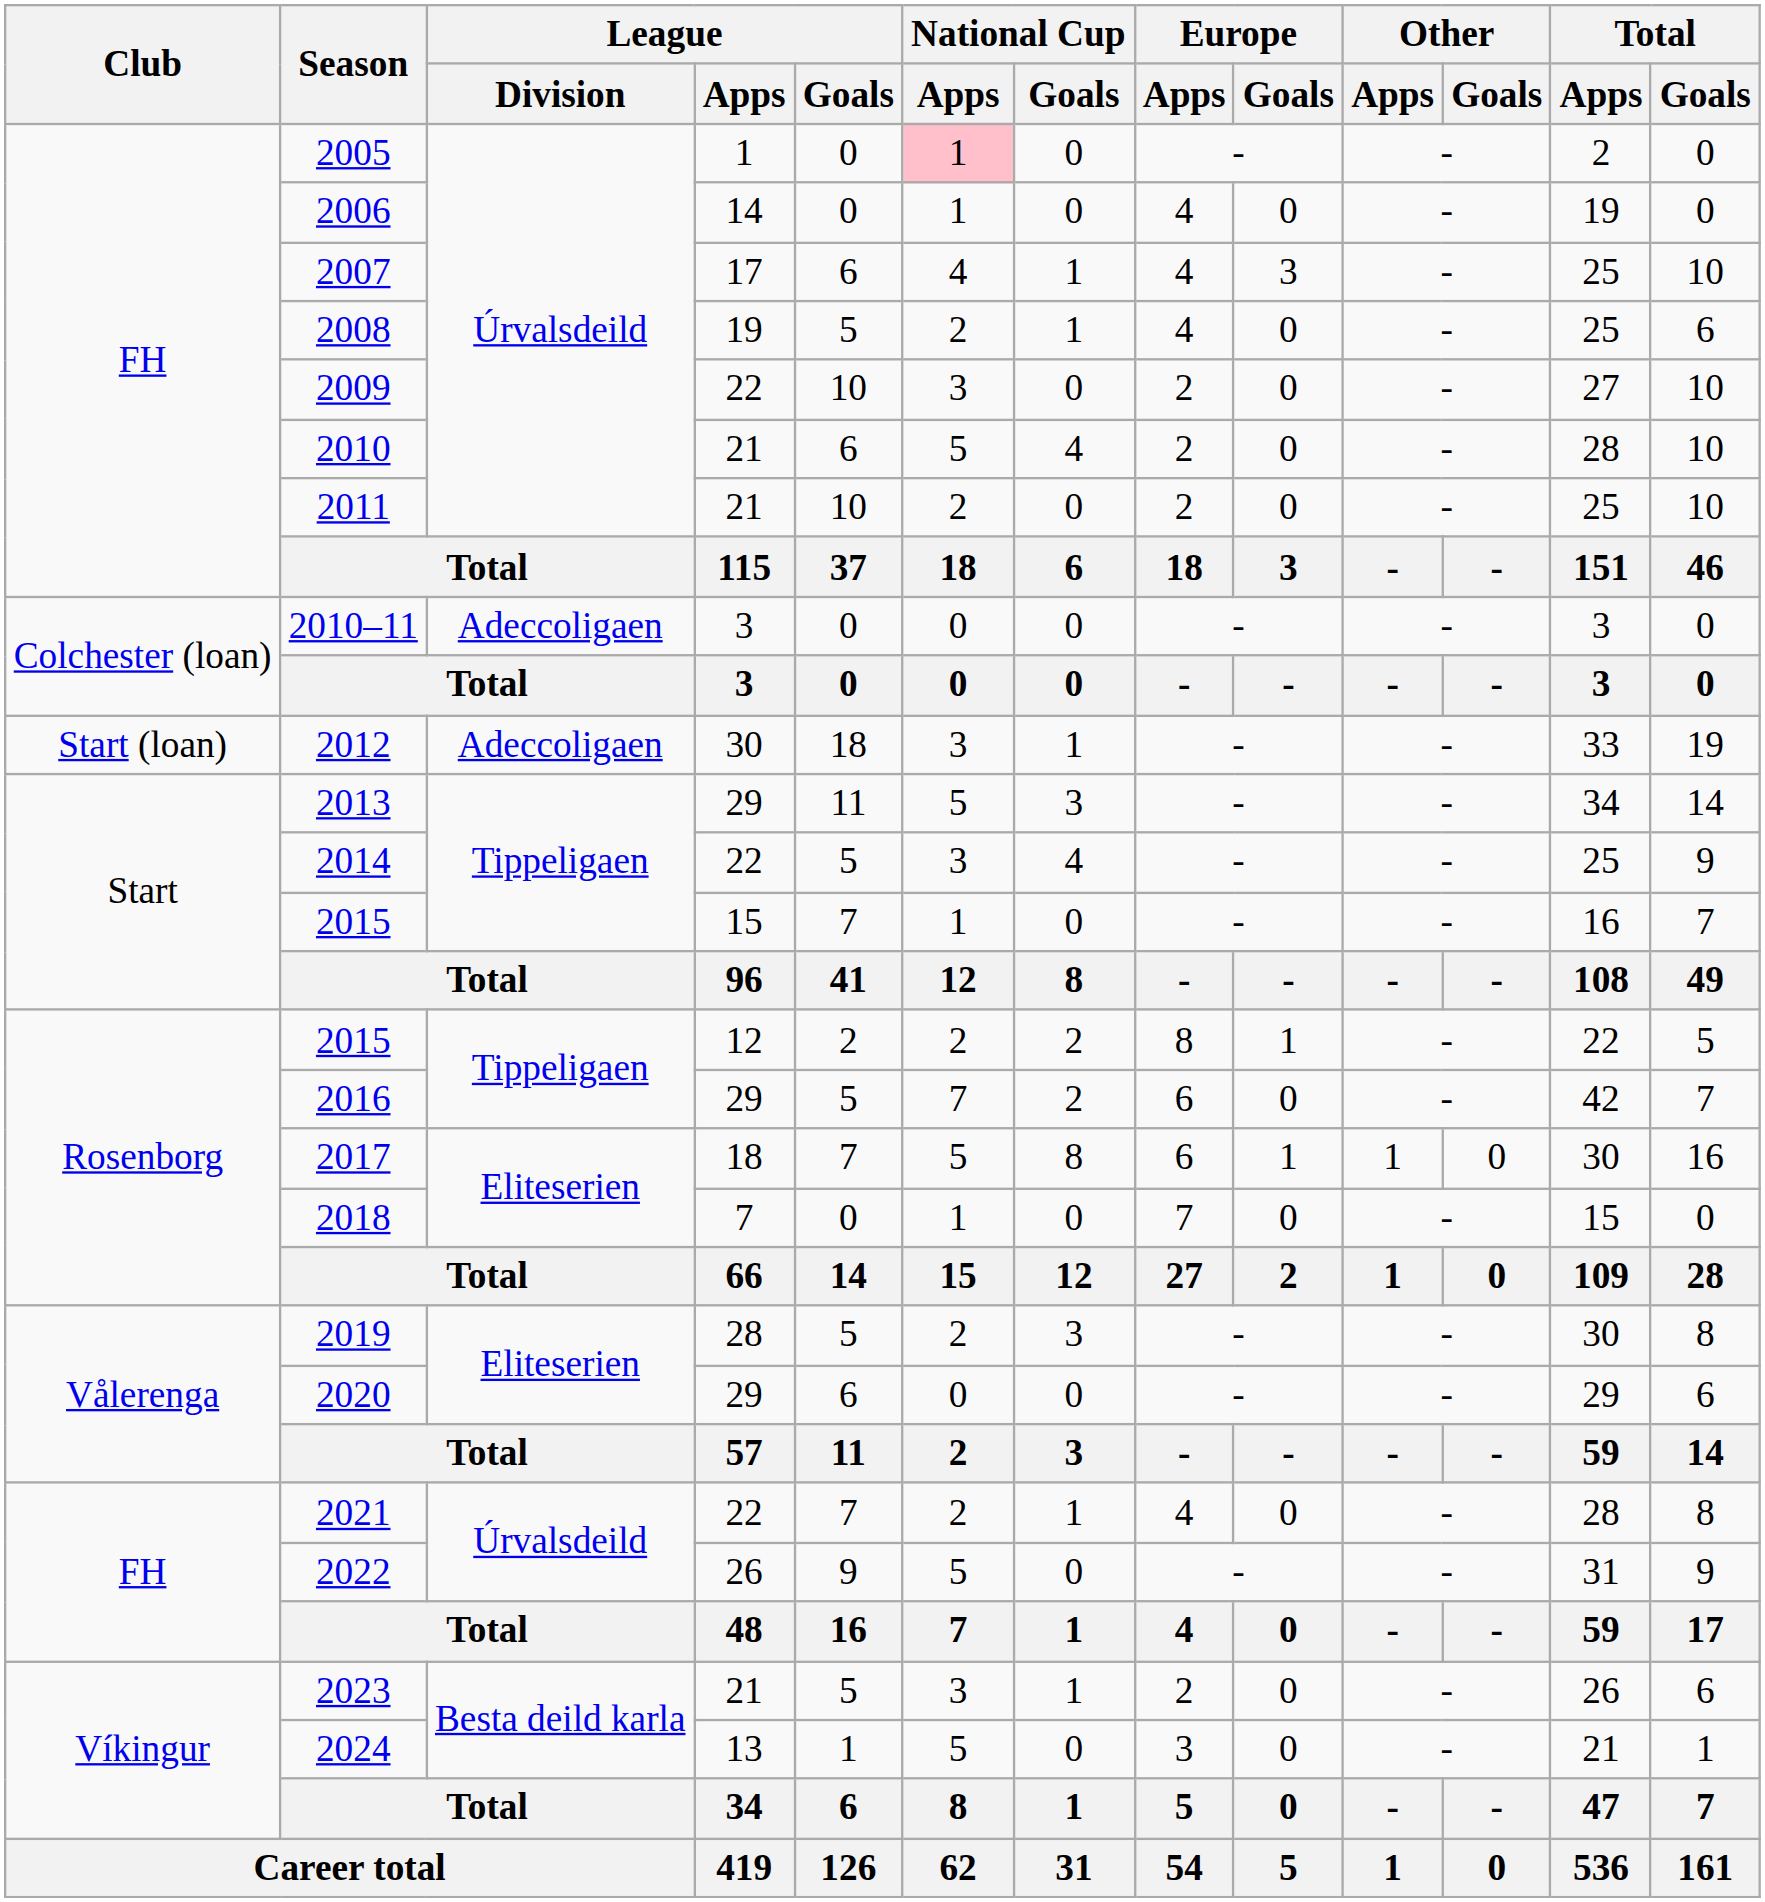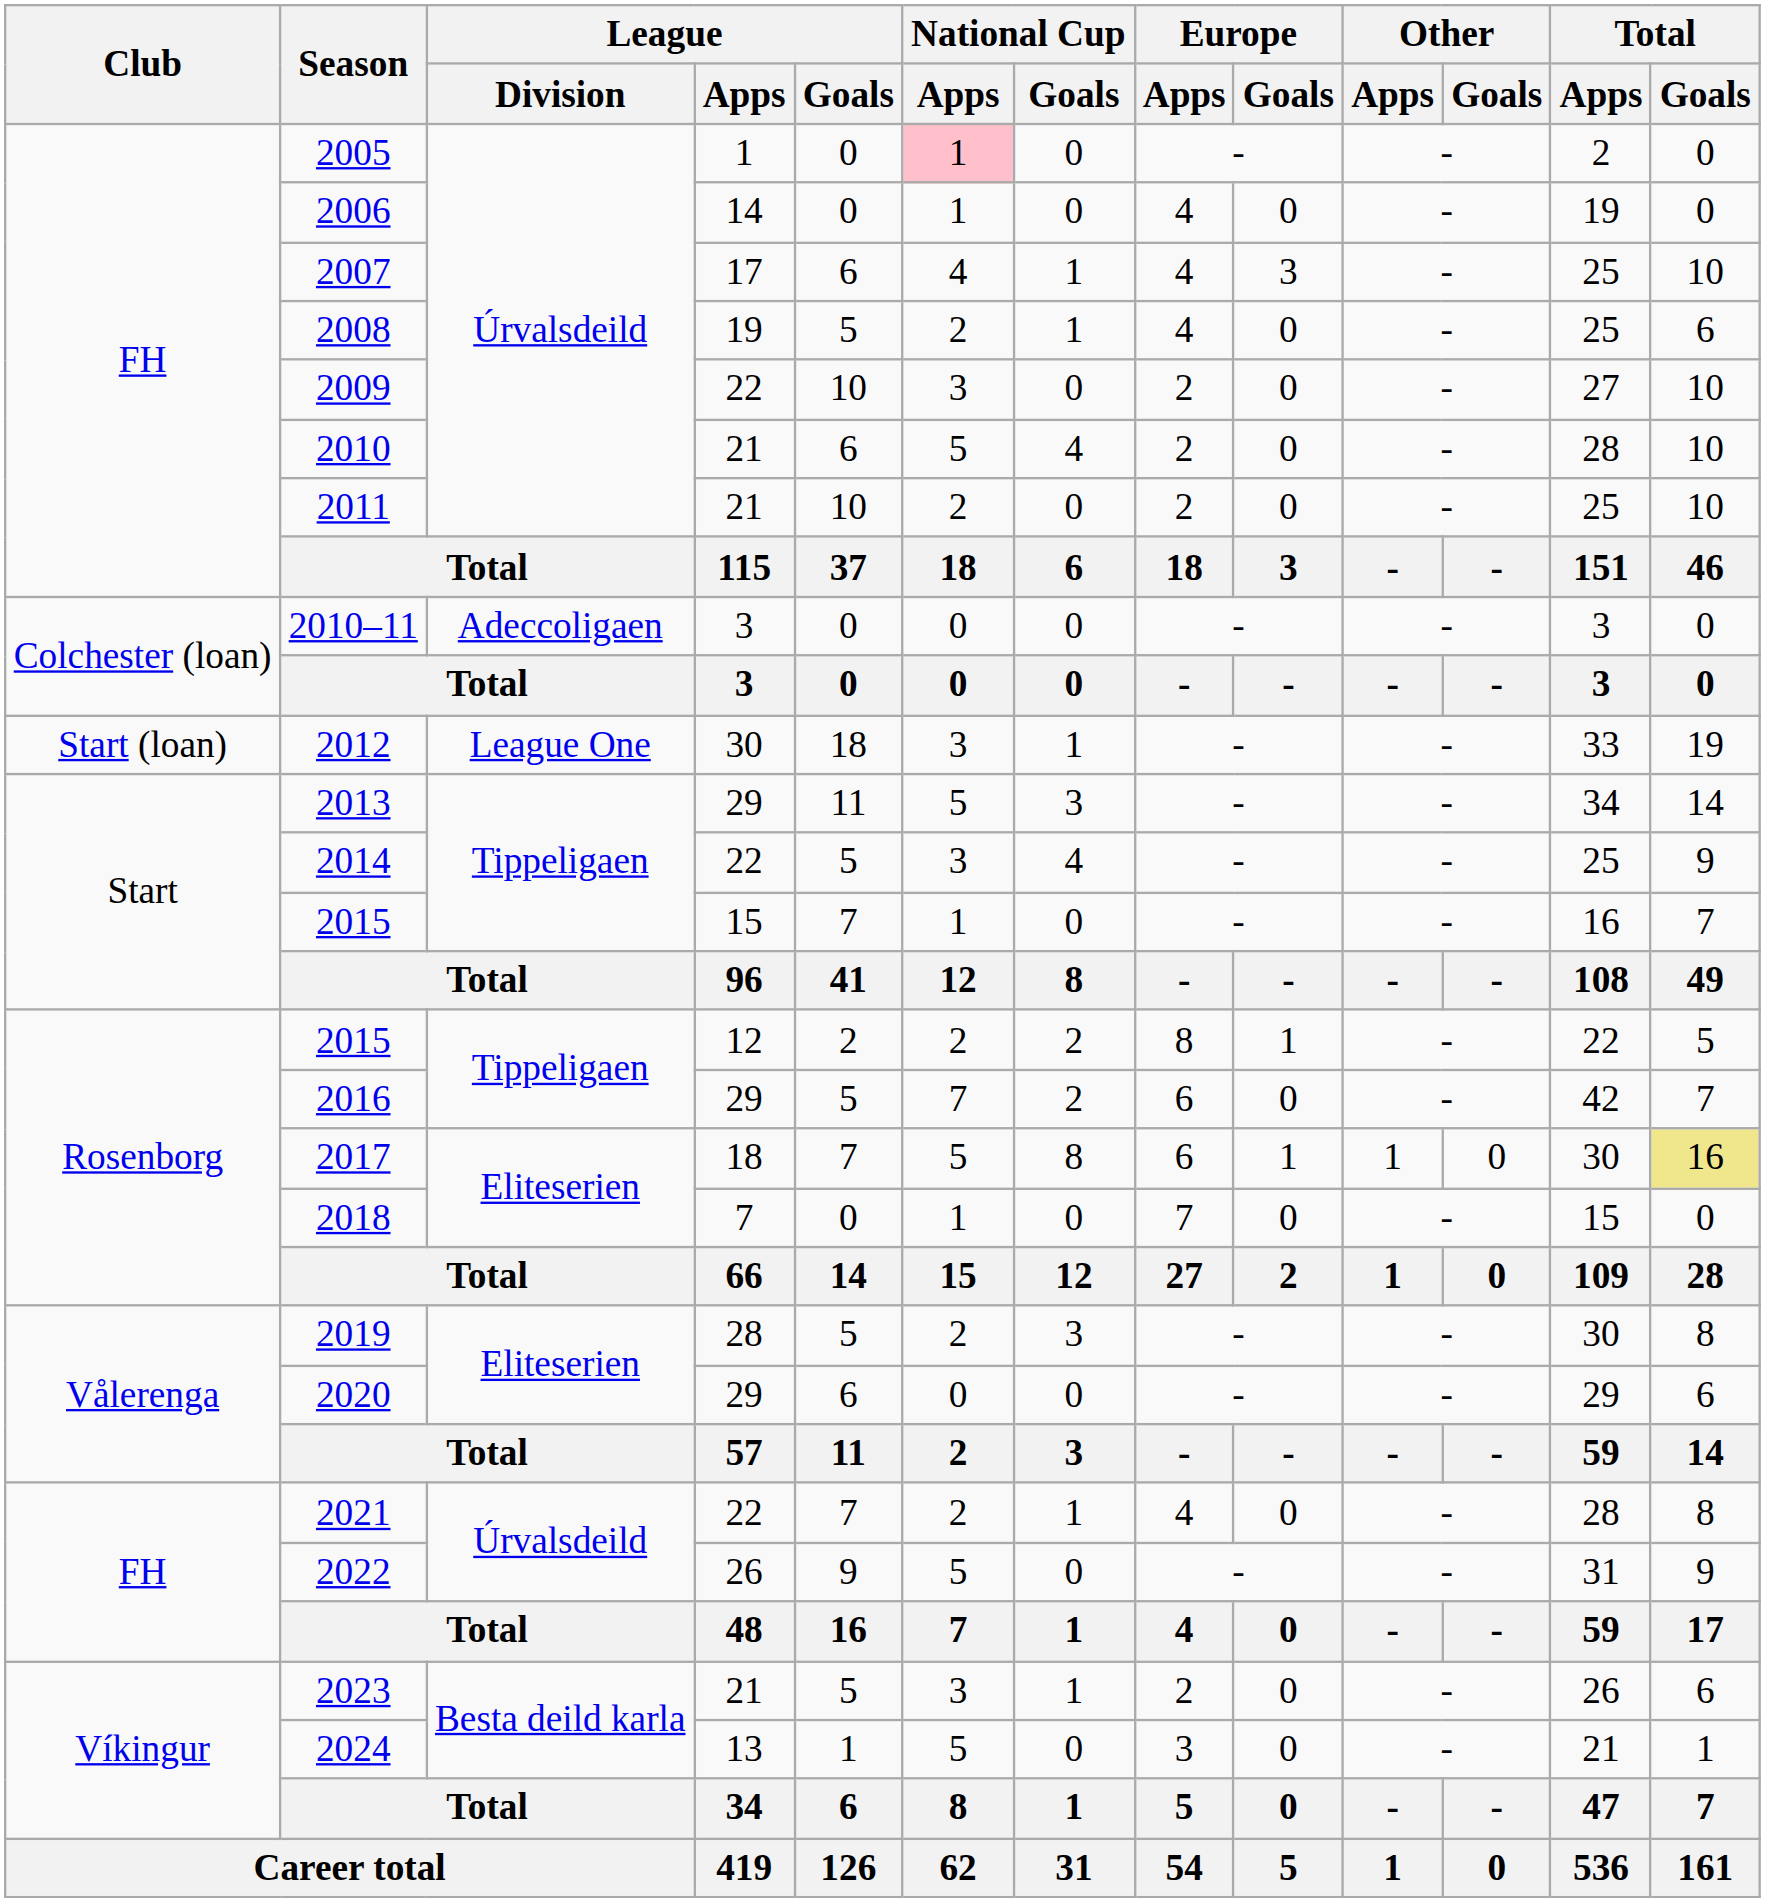(560, 743) Adeccoligaen -> (560, 743) League One
(1705, 1157) no background -> (1705, 1157) khaki background
